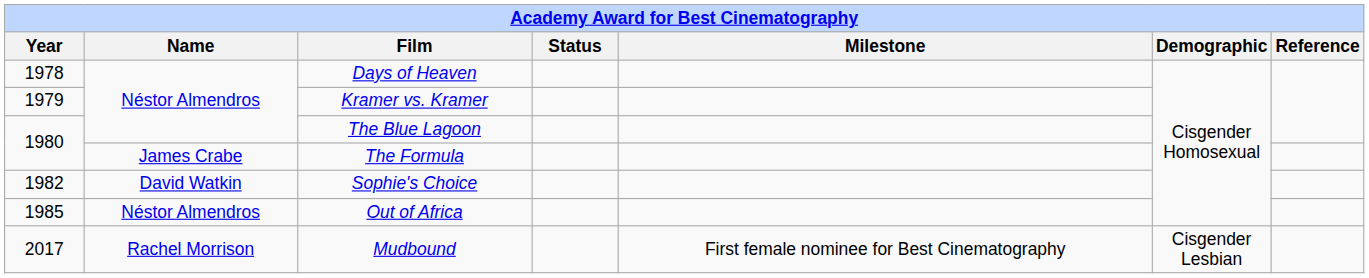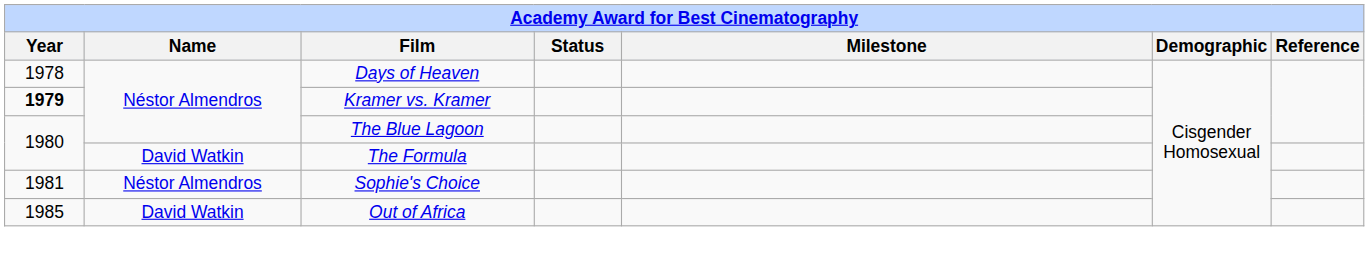(44, 101) normal -> (45, 101) bold
(191, 156) James Crabe -> (193, 156) David Watkin
(44, 184) 1982 -> (45, 184) 1981
(191, 184) David Watkin -> (193, 184) Néstor Almendros
(191, 211) Néstor Almendros -> (193, 211) David Watkin
- row: (415, 249)
